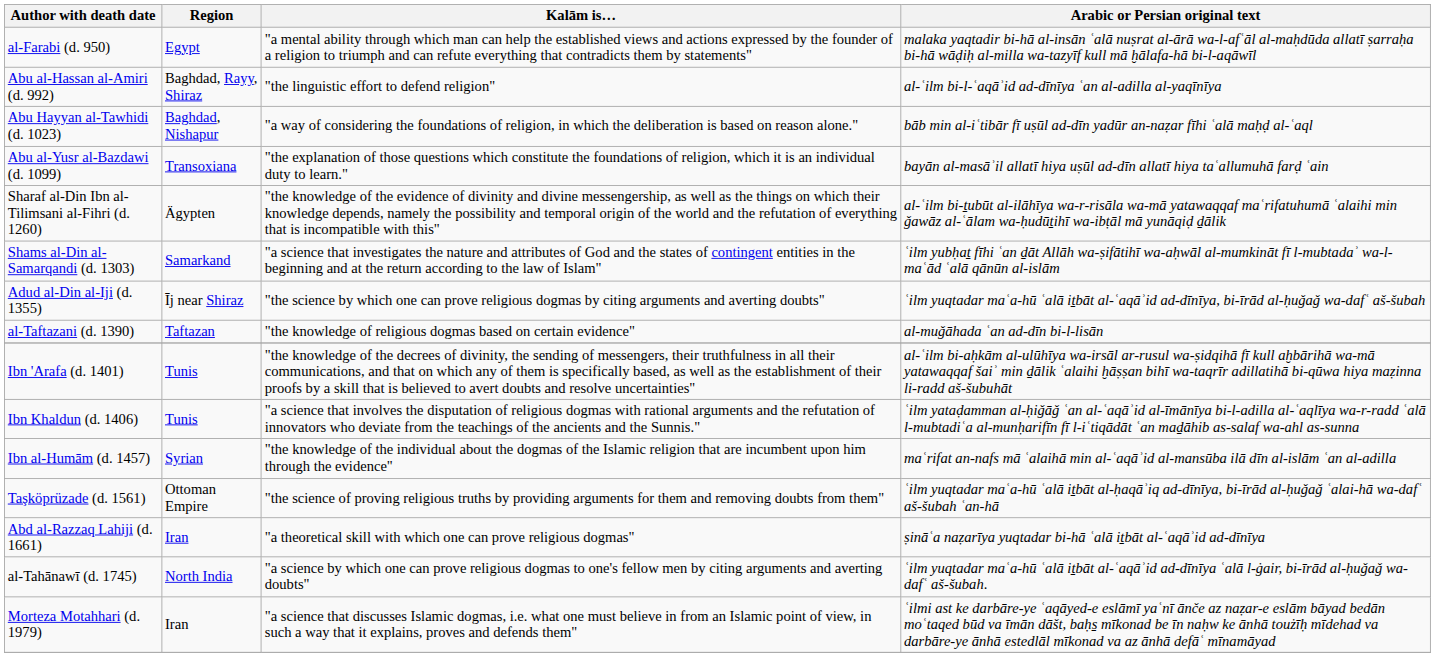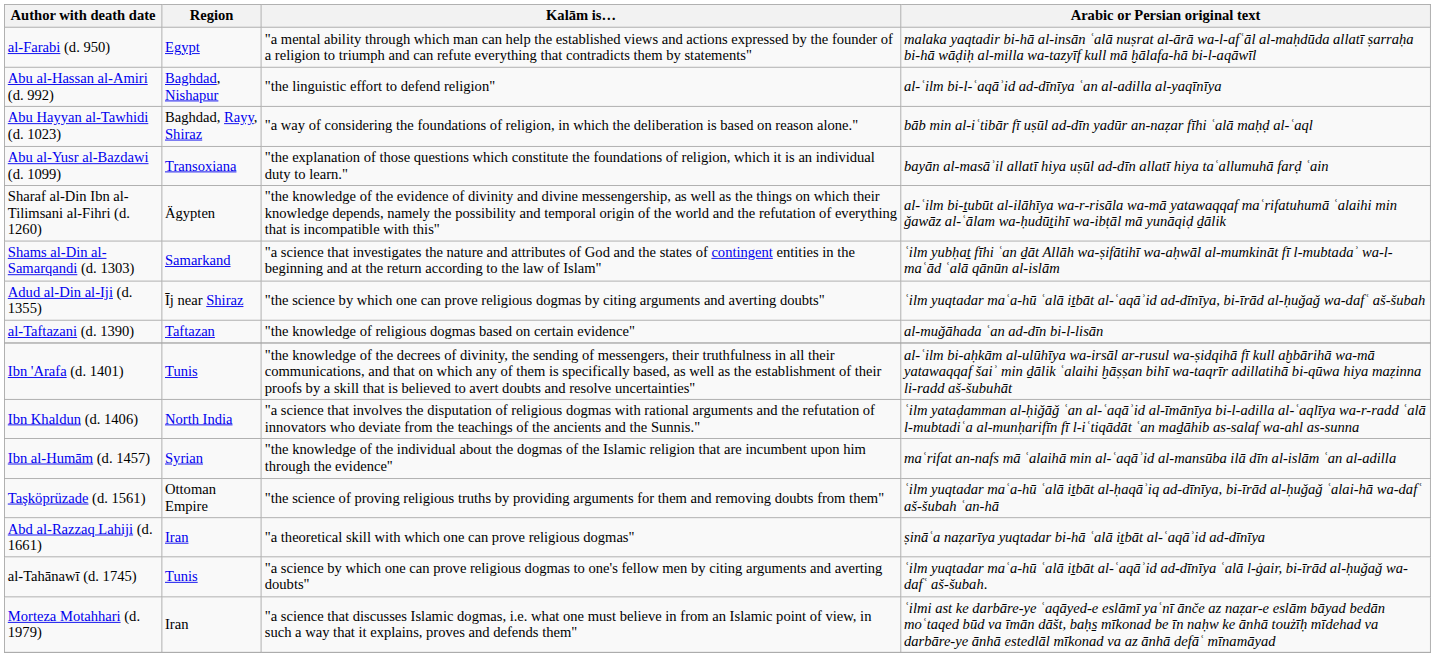(211, 86) Baghdad, Rayy, Shiraz -> (193, 86) Baghdad, Nishapur
(193, 126) Baghdad, Nishapur -> (211, 126) Baghdad, Rayy, Shiraz
(181, 418) Tunis -> (199, 418) North India
(199, 576) North India -> (181, 576) Tunis
